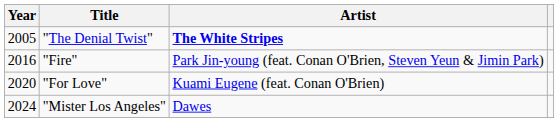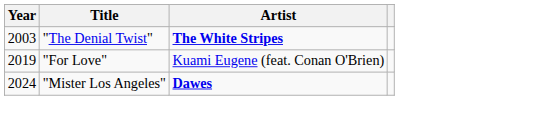(22, 38) 2005 -> (22, 38) 2003
- row: (60, 60)
(22, 83) 2020 -> (22, 60) 2019
(192, 106) normal -> (192, 83) bold
